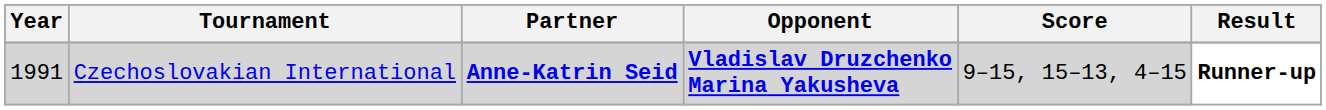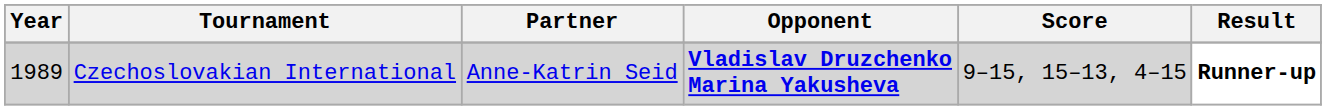(37, 73) 1991 -> (37, 73) 1989
(572, 73) bold -> (572, 73) normal
